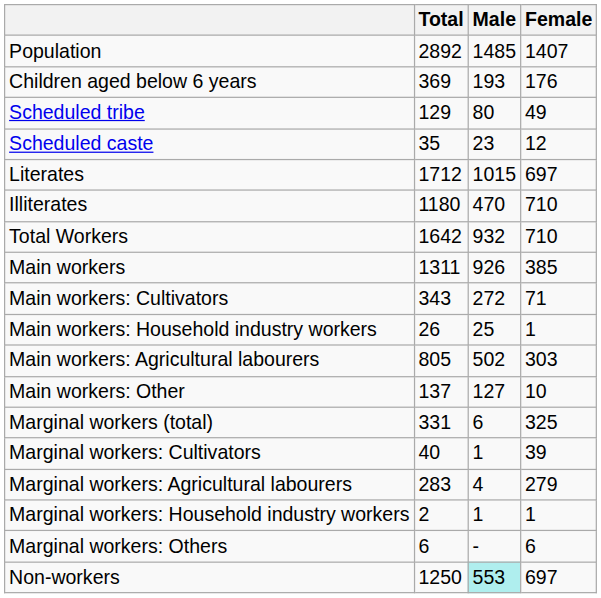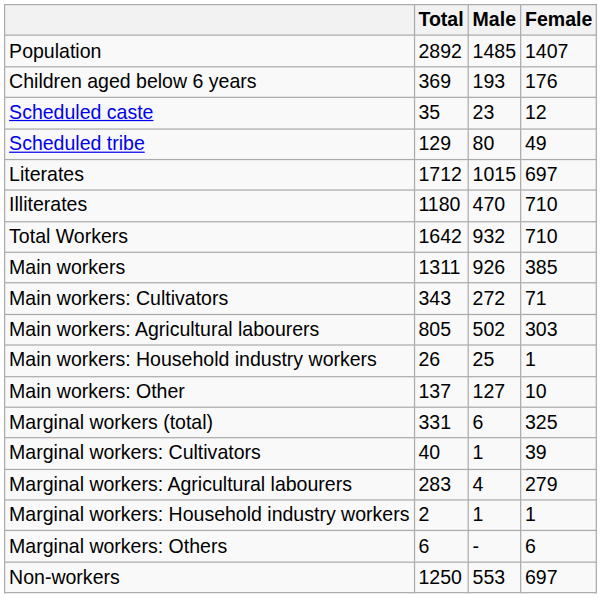rows swapped: (81, 143) <-> (77, 112)
rows swapped: (164, 360) <-> (193, 329)
(489, 577) paleturquoise background -> (489, 577) no background
